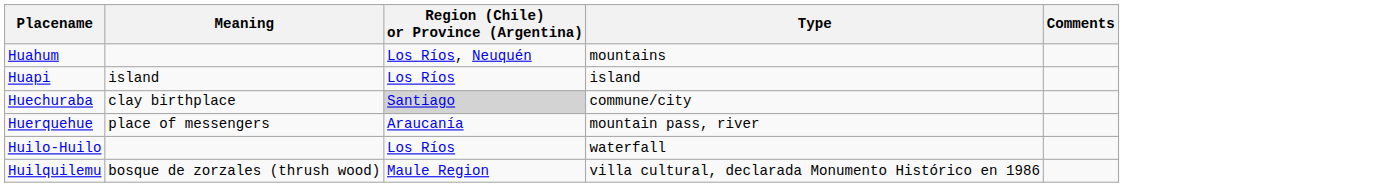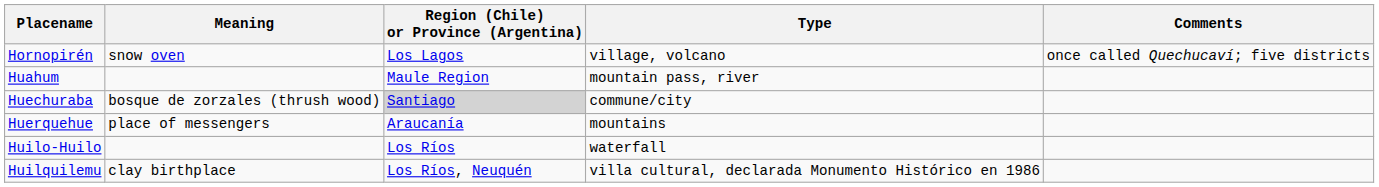+ row: (50, 56)
(459, 56) Los Ríos, Neuquén -> (438, 79) Maule Region
(628, 56) mountains -> (674, 79) mountain pass, river
- row: (29, 79)
(172, 102) clay birthplace -> (244, 102) bosque de zorzales (thrush wood)
(674, 125) mountain pass, river -> (628, 125) mountains
(244, 171) bosque de zorzales (thrush wood) -> (172, 171) clay birthplace
(438, 171) Maule Region -> (459, 171) Los Ríos, Neuquén
